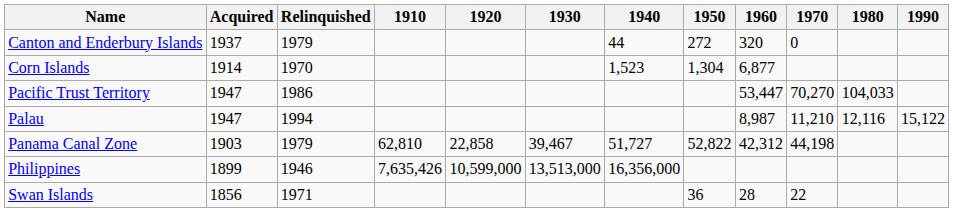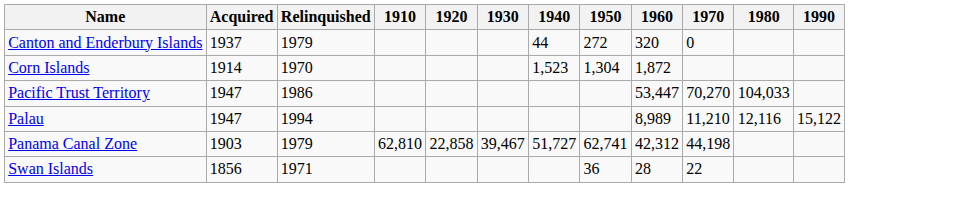(757, 67) 6,877 -> (653, 67) 1,872
(757, 118) 8,987 -> (653, 118) 8,989
(710, 144) 52,822 -> (606, 144) 62,741
- row: (44, 169)
